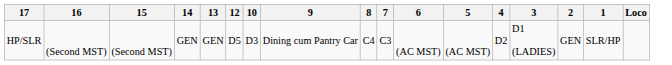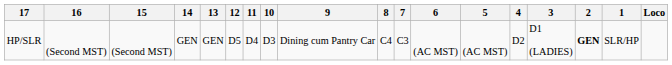+ column: (252, 12)
(571, 40) normal -> (588, 40) bold
